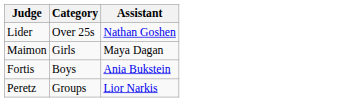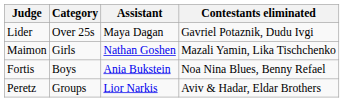+ column: (259, 13)
(140, 32) Nathan Goshen -> (133, 32) Maya Dagan
(133, 50) Maya Dagan -> (140, 50) Nathan Goshen
